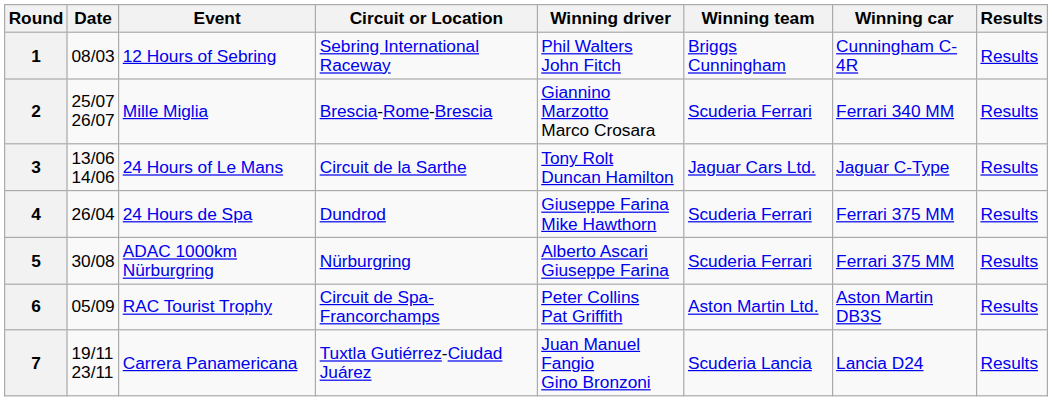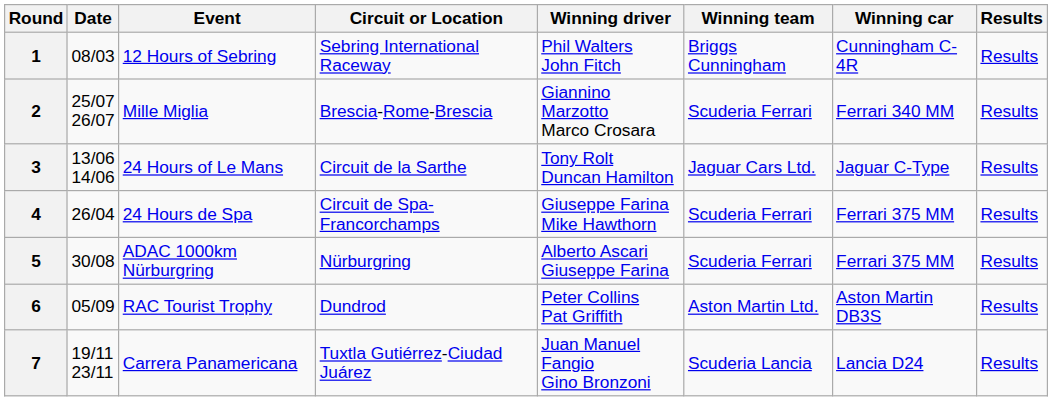(353, 214) Dundrod -> (380, 214) Circuit de Spa-Francorchamps
(380, 307) Circuit de Spa-Francorchamps -> (353, 307) Dundrod
